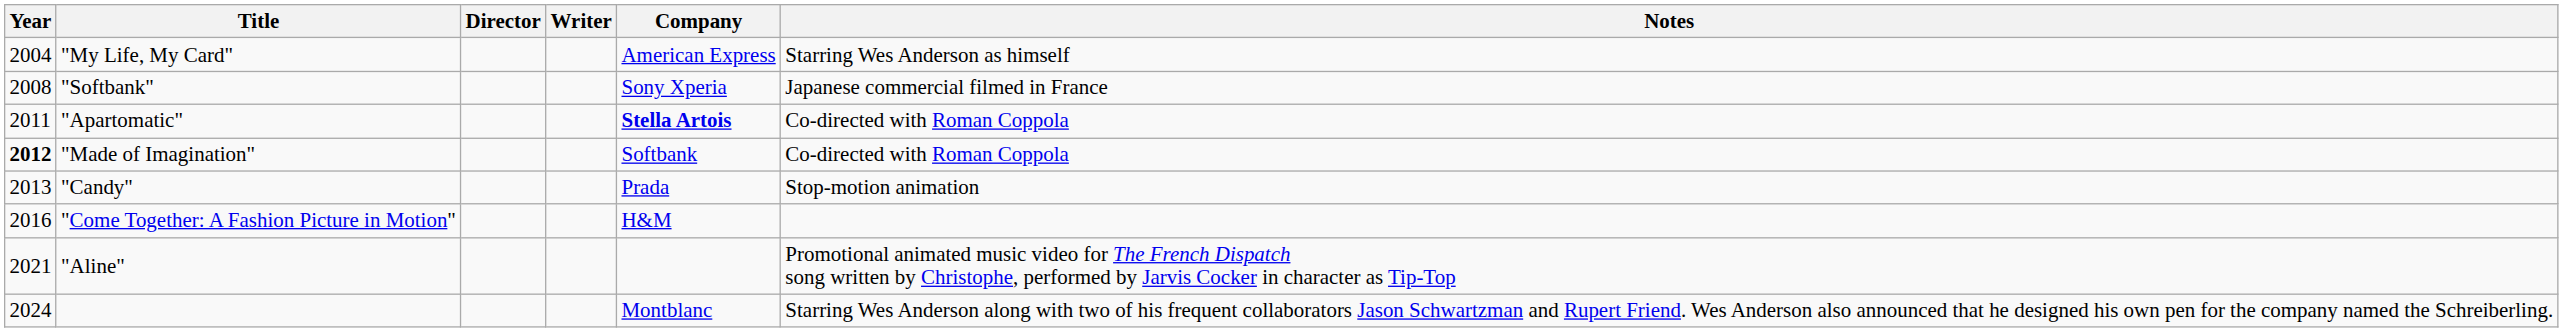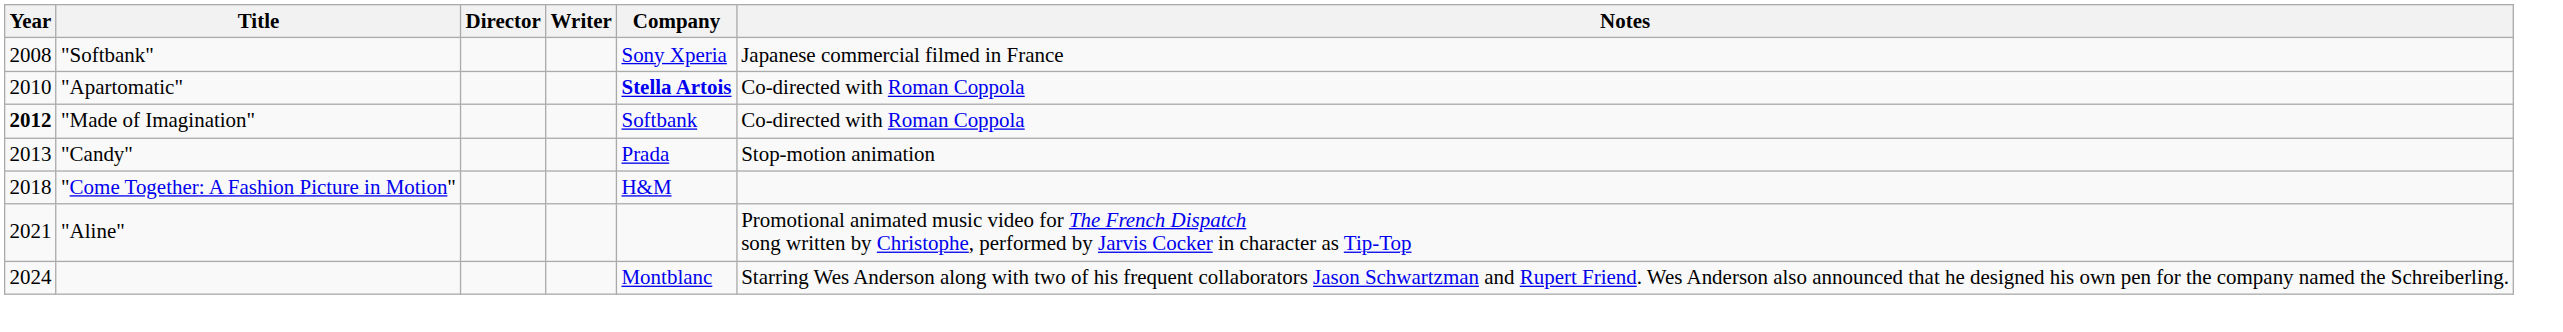- row: (147, 54)
(30, 120) 2011 -> (30, 87) 2010
(30, 220) 2016 -> (30, 187) 2018
